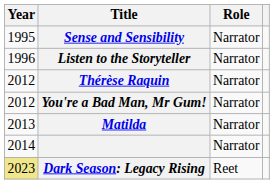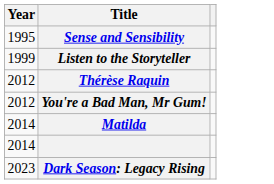- column: (236, 15)
(21, 59) 1996 -> (21, 59) 1999
(21, 124) 2013 -> (21, 124) 2014
(21, 168) khaki background -> (21, 168) no background
